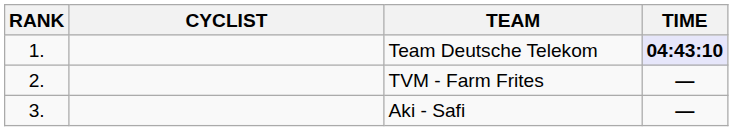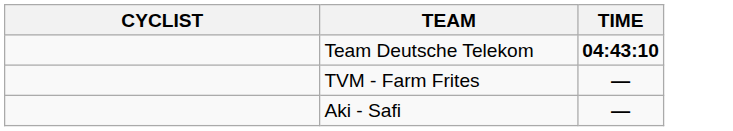- column: (37, 20)
(685, 50) lavender background -> (621, 50) no background
